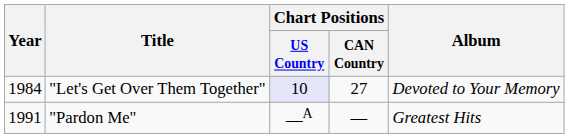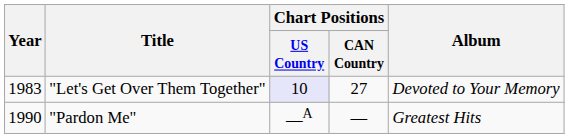(25, 89) 1984 -> (25, 89) 1983
(25, 117) 1991 -> (25, 117) 1990
